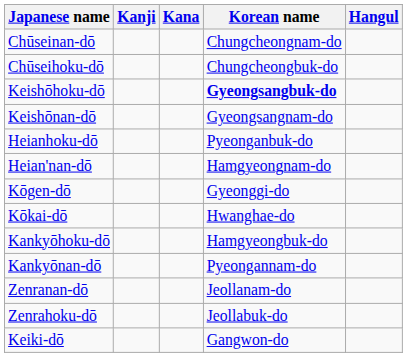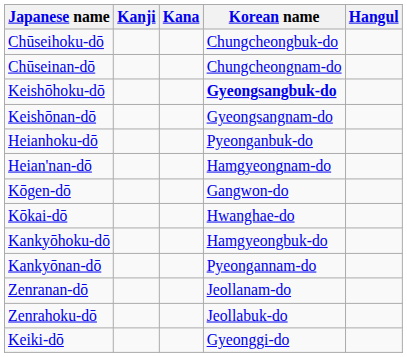rows swapped: (56, 66) <-> (52, 41)
(248, 191) Gyeonggi-do -> (248, 191) Gangwon-do
(248, 340) Gangwon-do -> (248, 340) Gyeonggi-do
